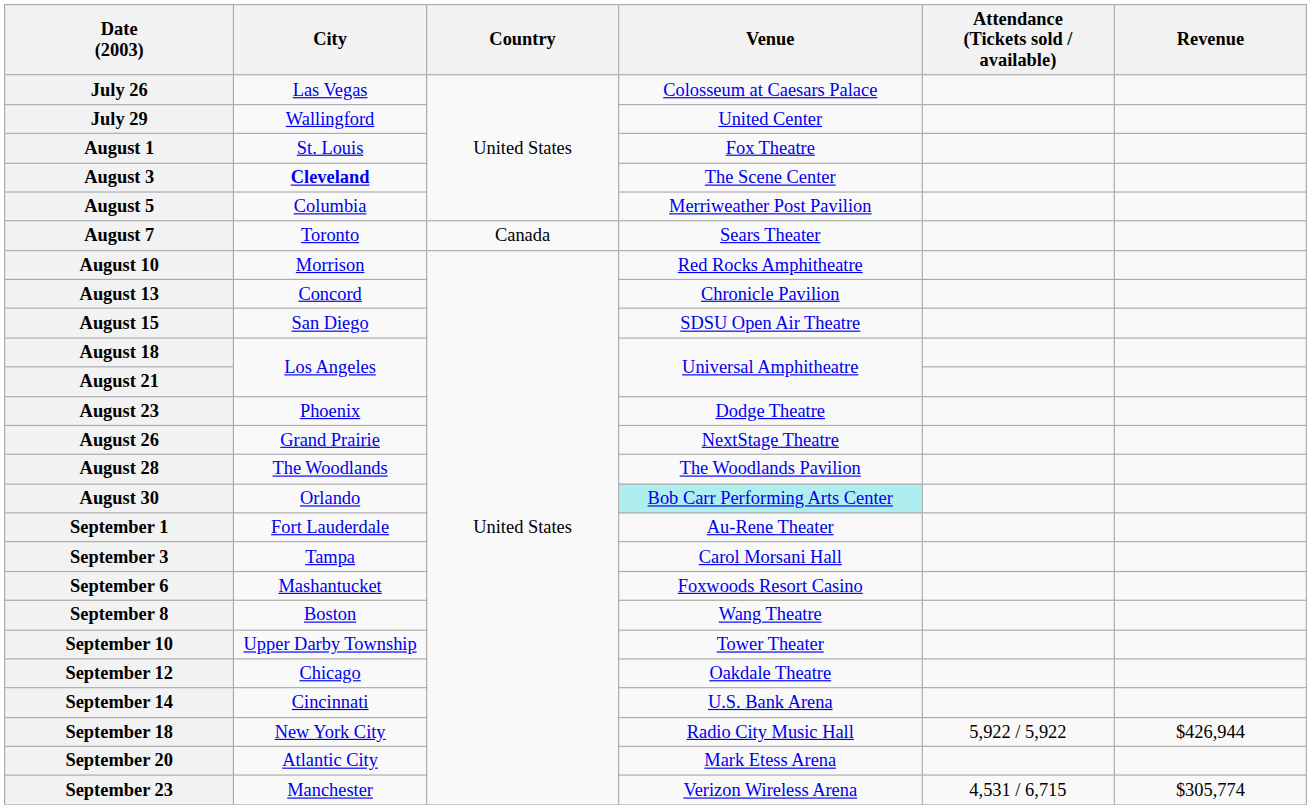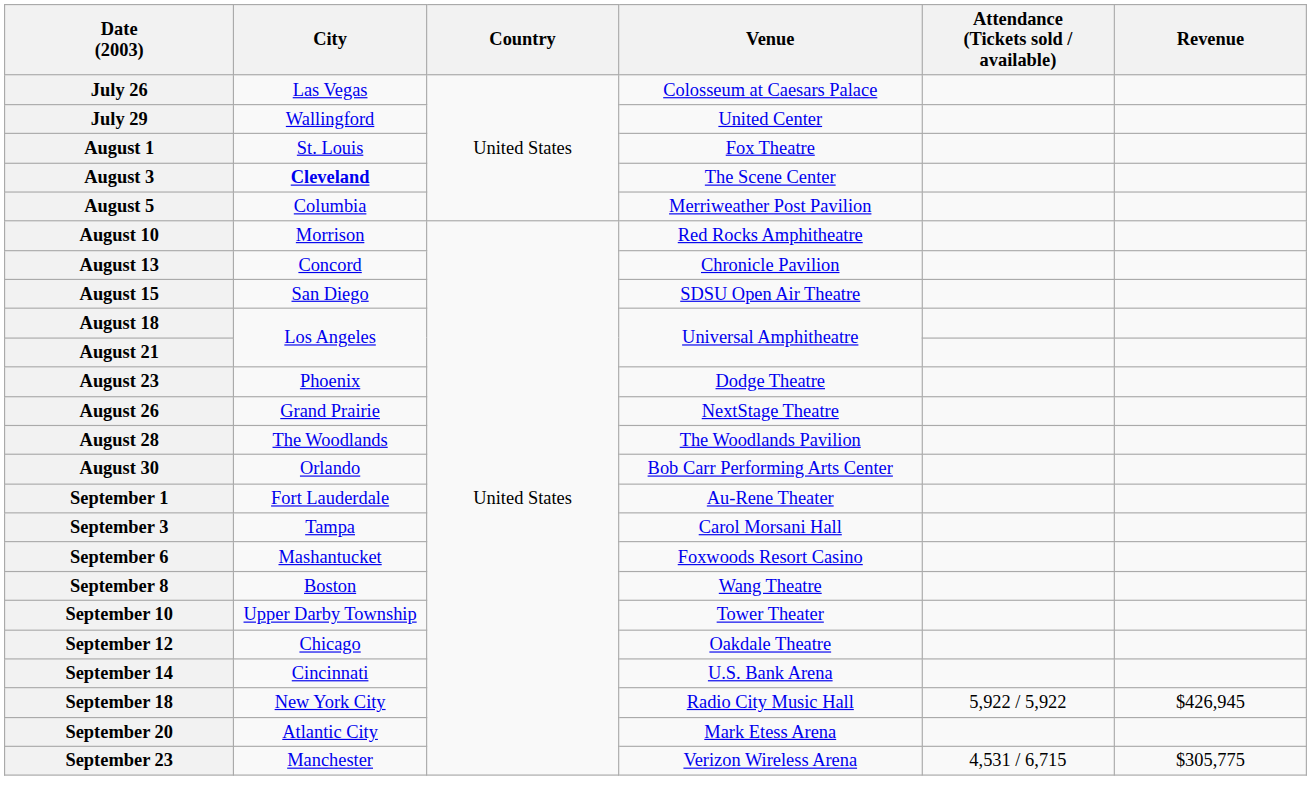- row: (119, 235)
(770, 498) paleturquoise background -> (770, 469) no background
(1210, 731) $426,944 -> (1210, 702) $426,945
(1210, 790) $305,774 -> (1210, 760) $305,775
